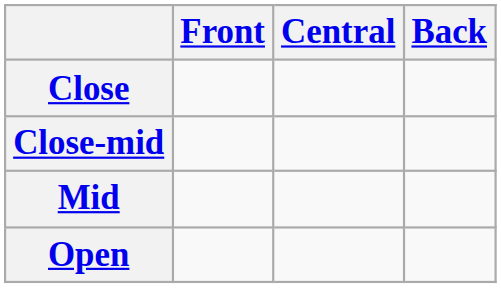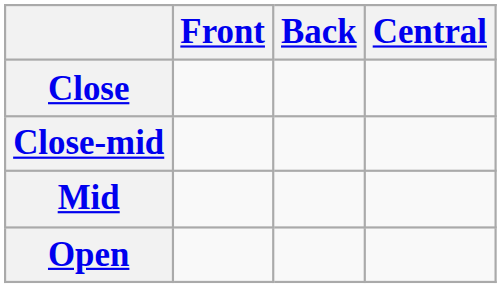columns swapped: (338, 32) <-> (449, 32)
